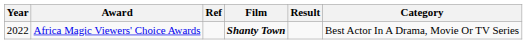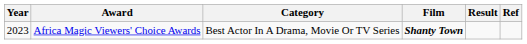columns swapped: (422, 13) <-> (214, 13)
(18, 30) 2022 -> (18, 30) 2023
